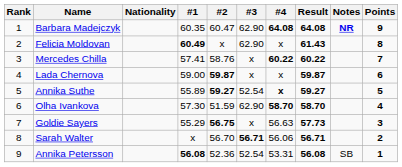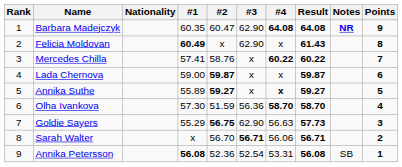(251, 91) 52.54 -> (251, 91) x
(251, 106) 62.90 -> (251, 106) 56.36
(251, 122) x -> (251, 122) 62.90
